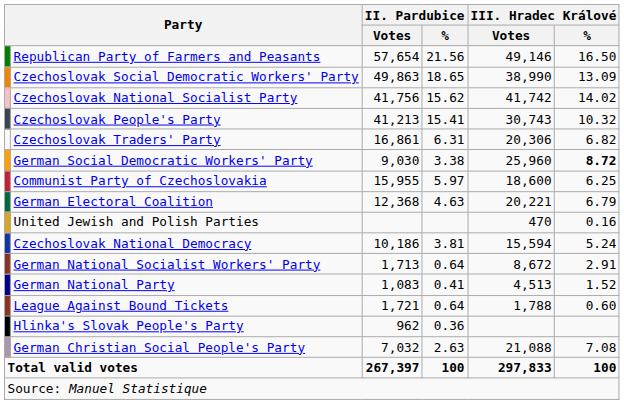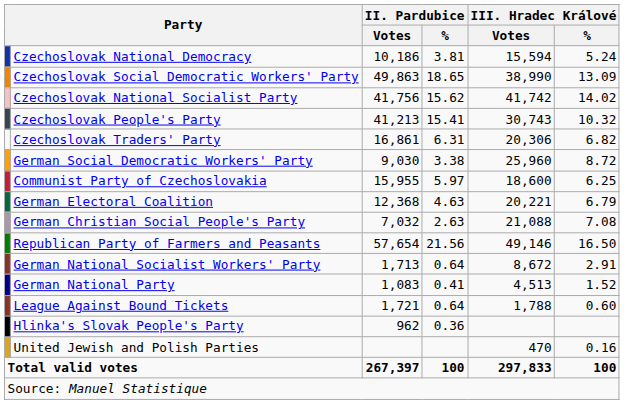rows swapped: (167, 56) <-> (132, 243)
(601, 160) bold -> (601, 160) normal
rows swapped: (159, 347) <-> (136, 223)
